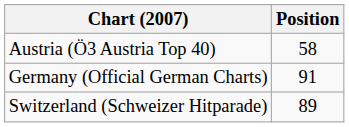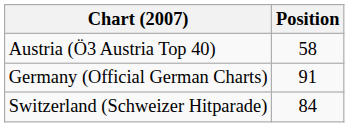(308, 106) 89 -> (308, 106) 84
